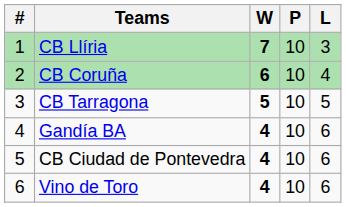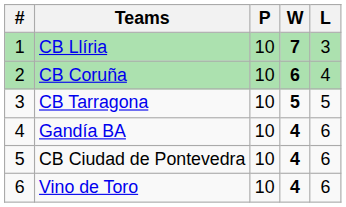columns swapped: (295, 18) <-> (265, 18)
